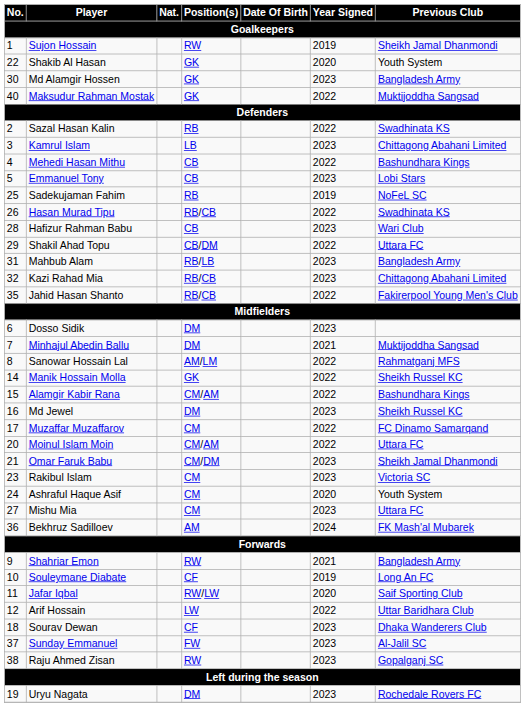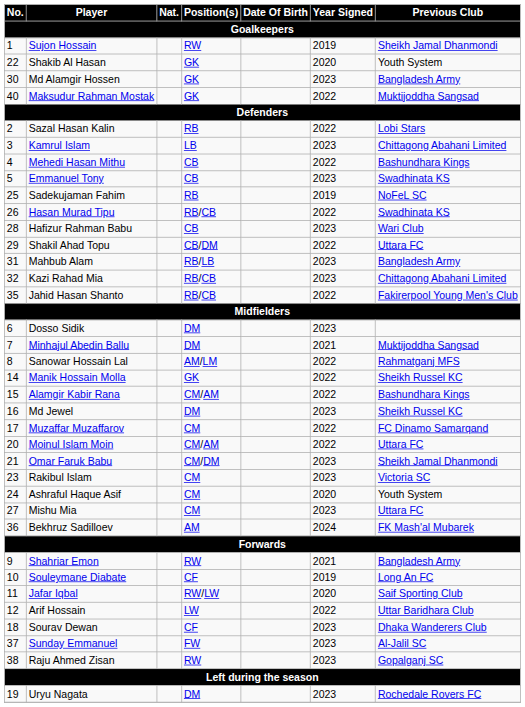(414, 129) Swadhinata KS -> (402, 129) Lobi Stars
(402, 179) Lobi Stars -> (414, 179) Swadhinata KS
